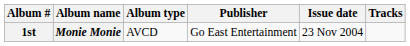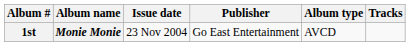columns swapped: (156, 13) <-> (333, 13)
